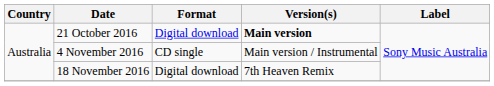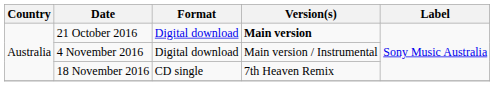(179, 52) CD single -> (197, 52) Digital download
(197, 71) Digital download -> (179, 71) CD single
